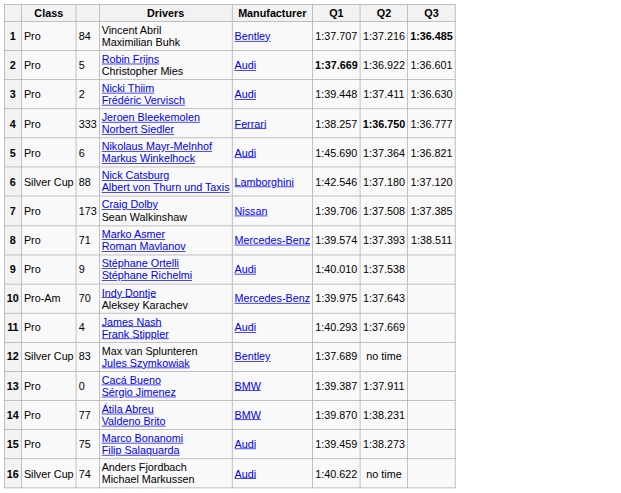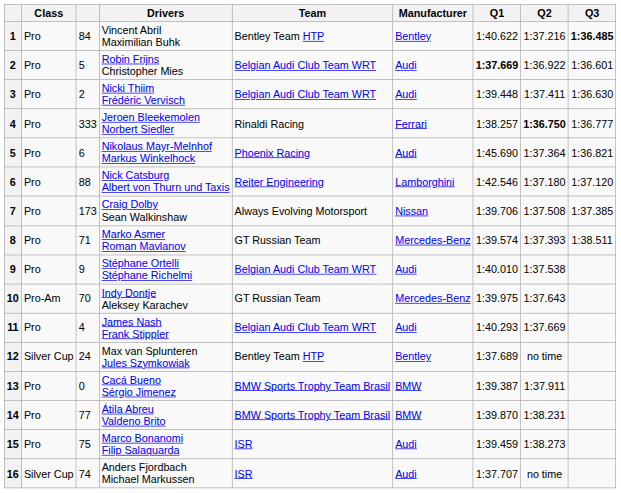+ column: (312, 13)
(336, 36) 1:37.707 -> (497, 36) 1:40.622
(49, 182) Silver Cup -> (32, 182) Pro
(85, 357) 83 -> (85, 357) 24
(336, 474) 1:40.622 -> (497, 474) 1:37.707
